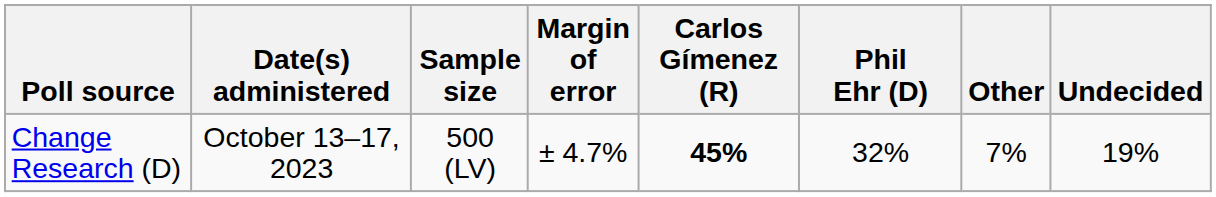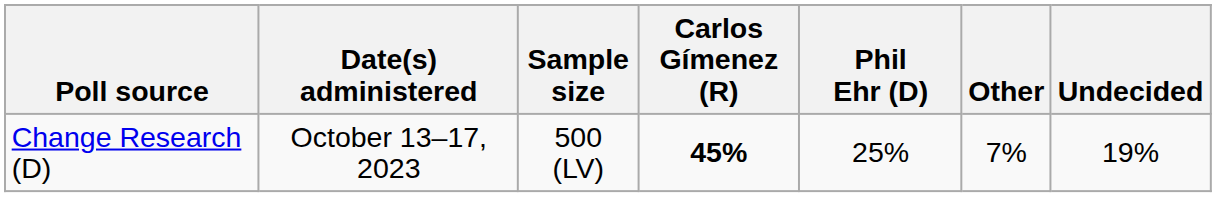- column: (583, 60)
(881, 152) 32% -> (881, 152) 25%
